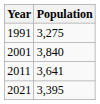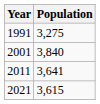(50, 90) 3,395 -> (50, 90) 3,615
